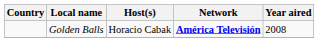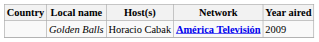(276, 29) 2008 -> (276, 29) 2009
